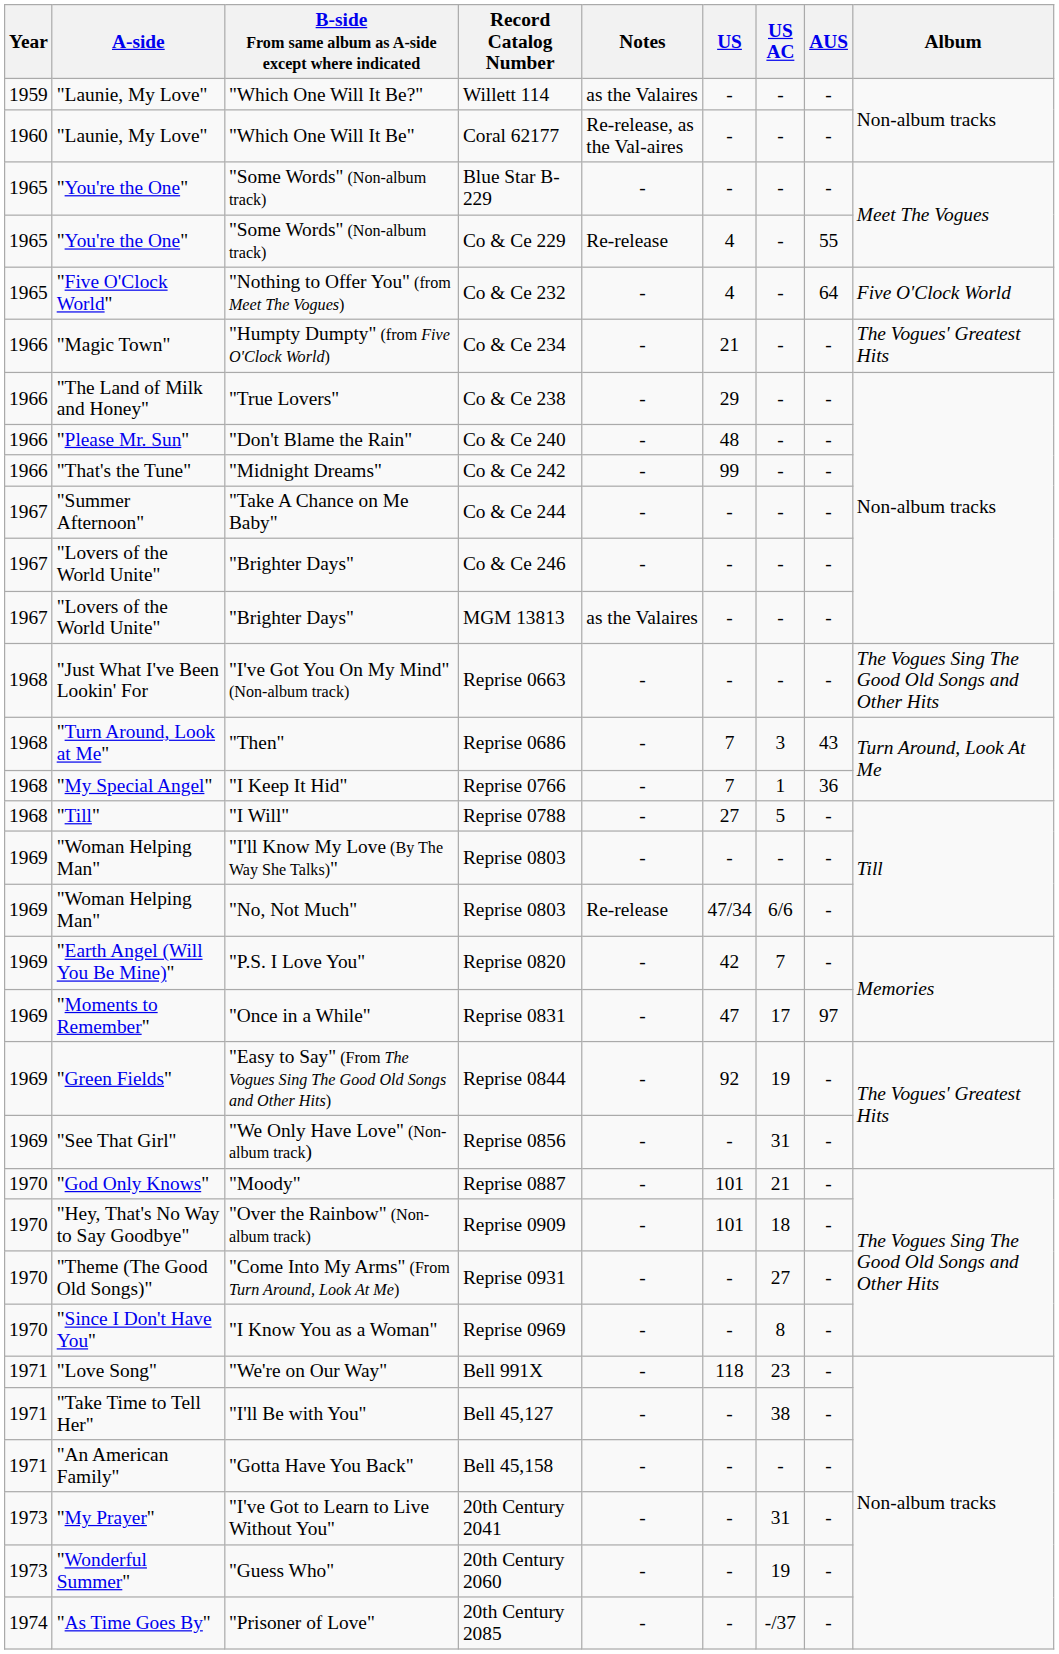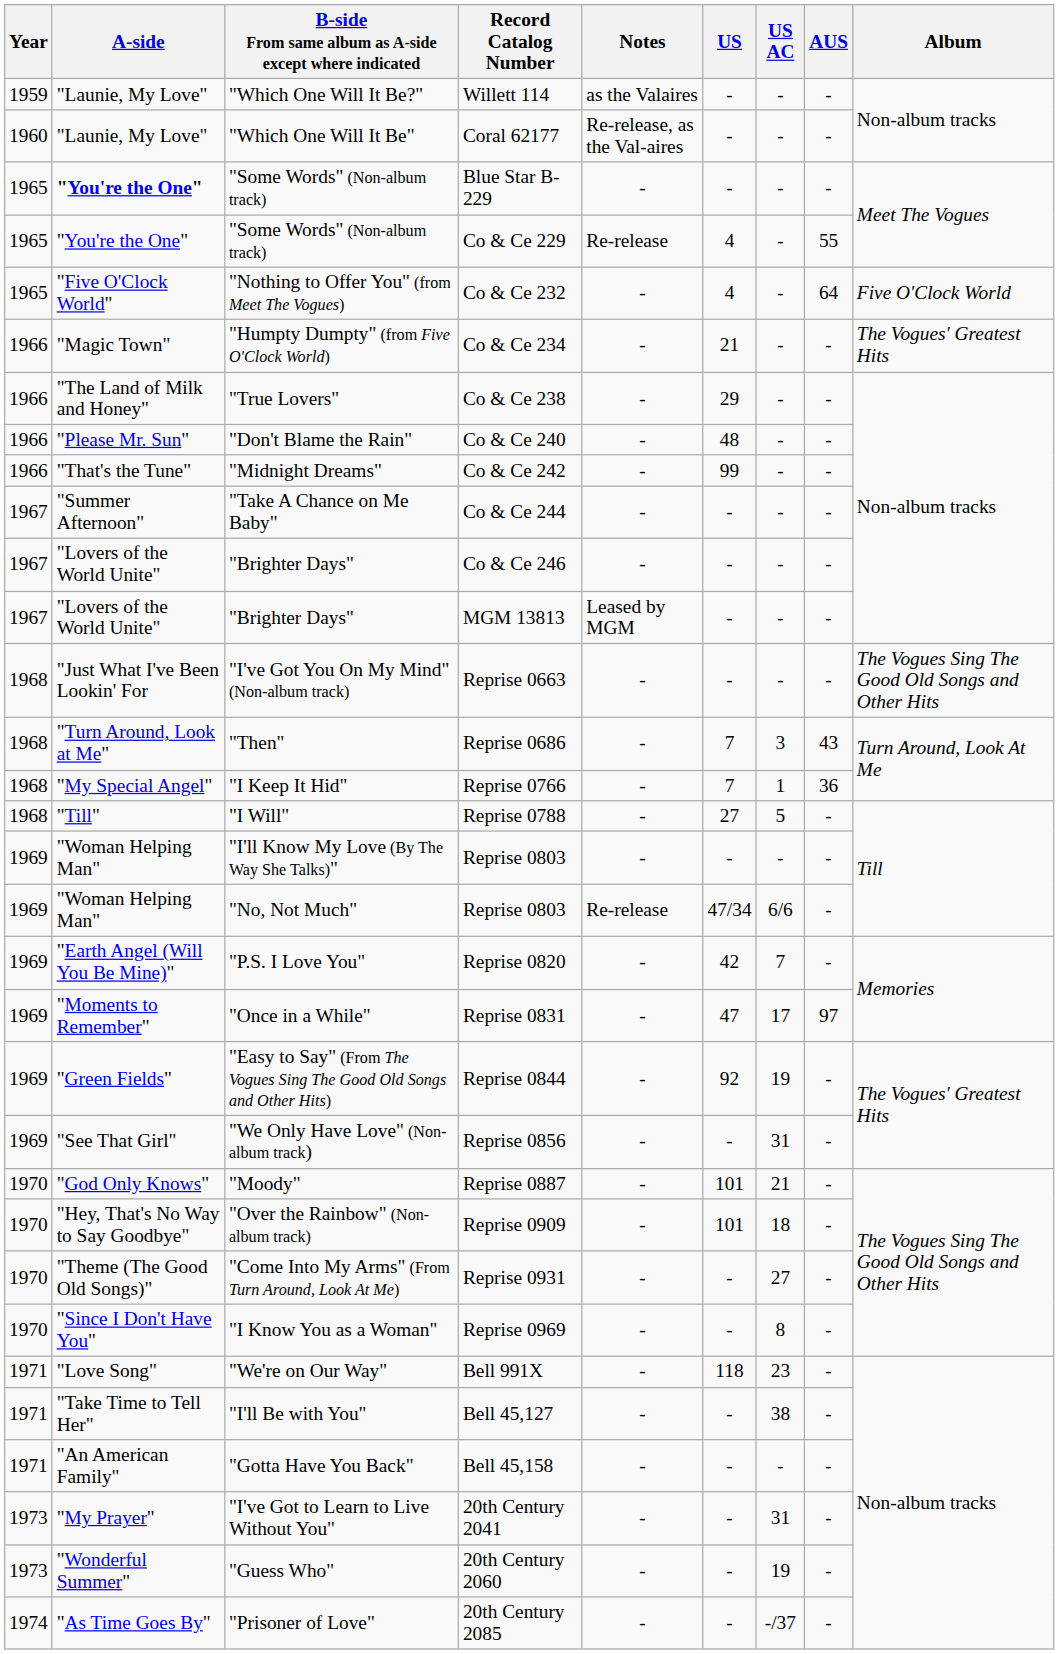(122, 188) normal -> (130, 188) bold
(642, 616) as the Valaires -> (626, 616) Leased by MGM
